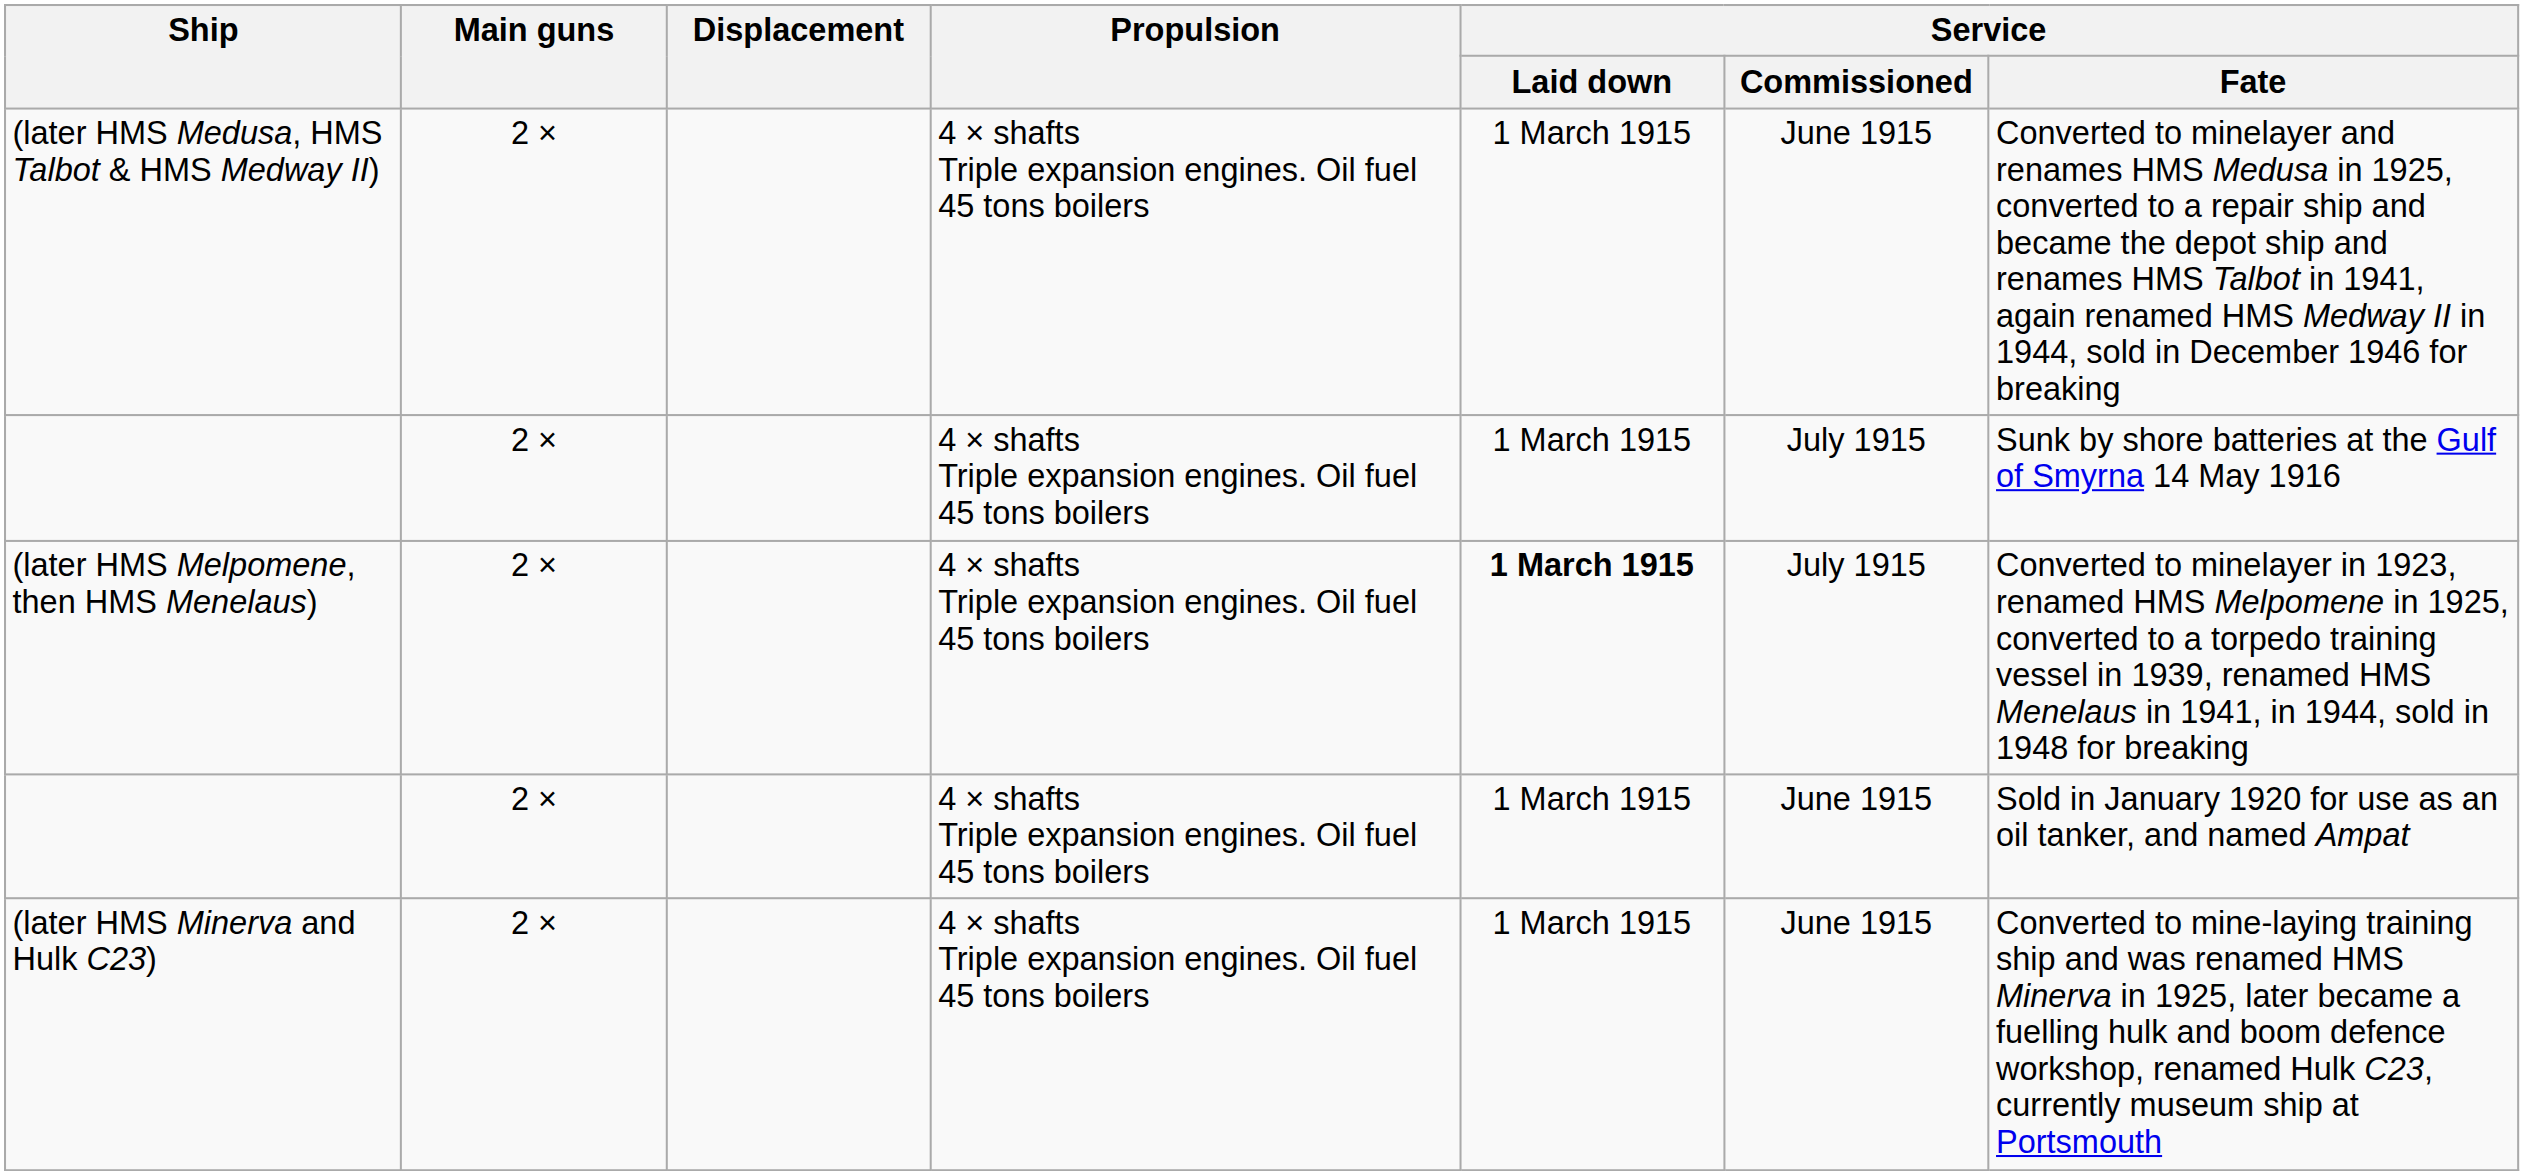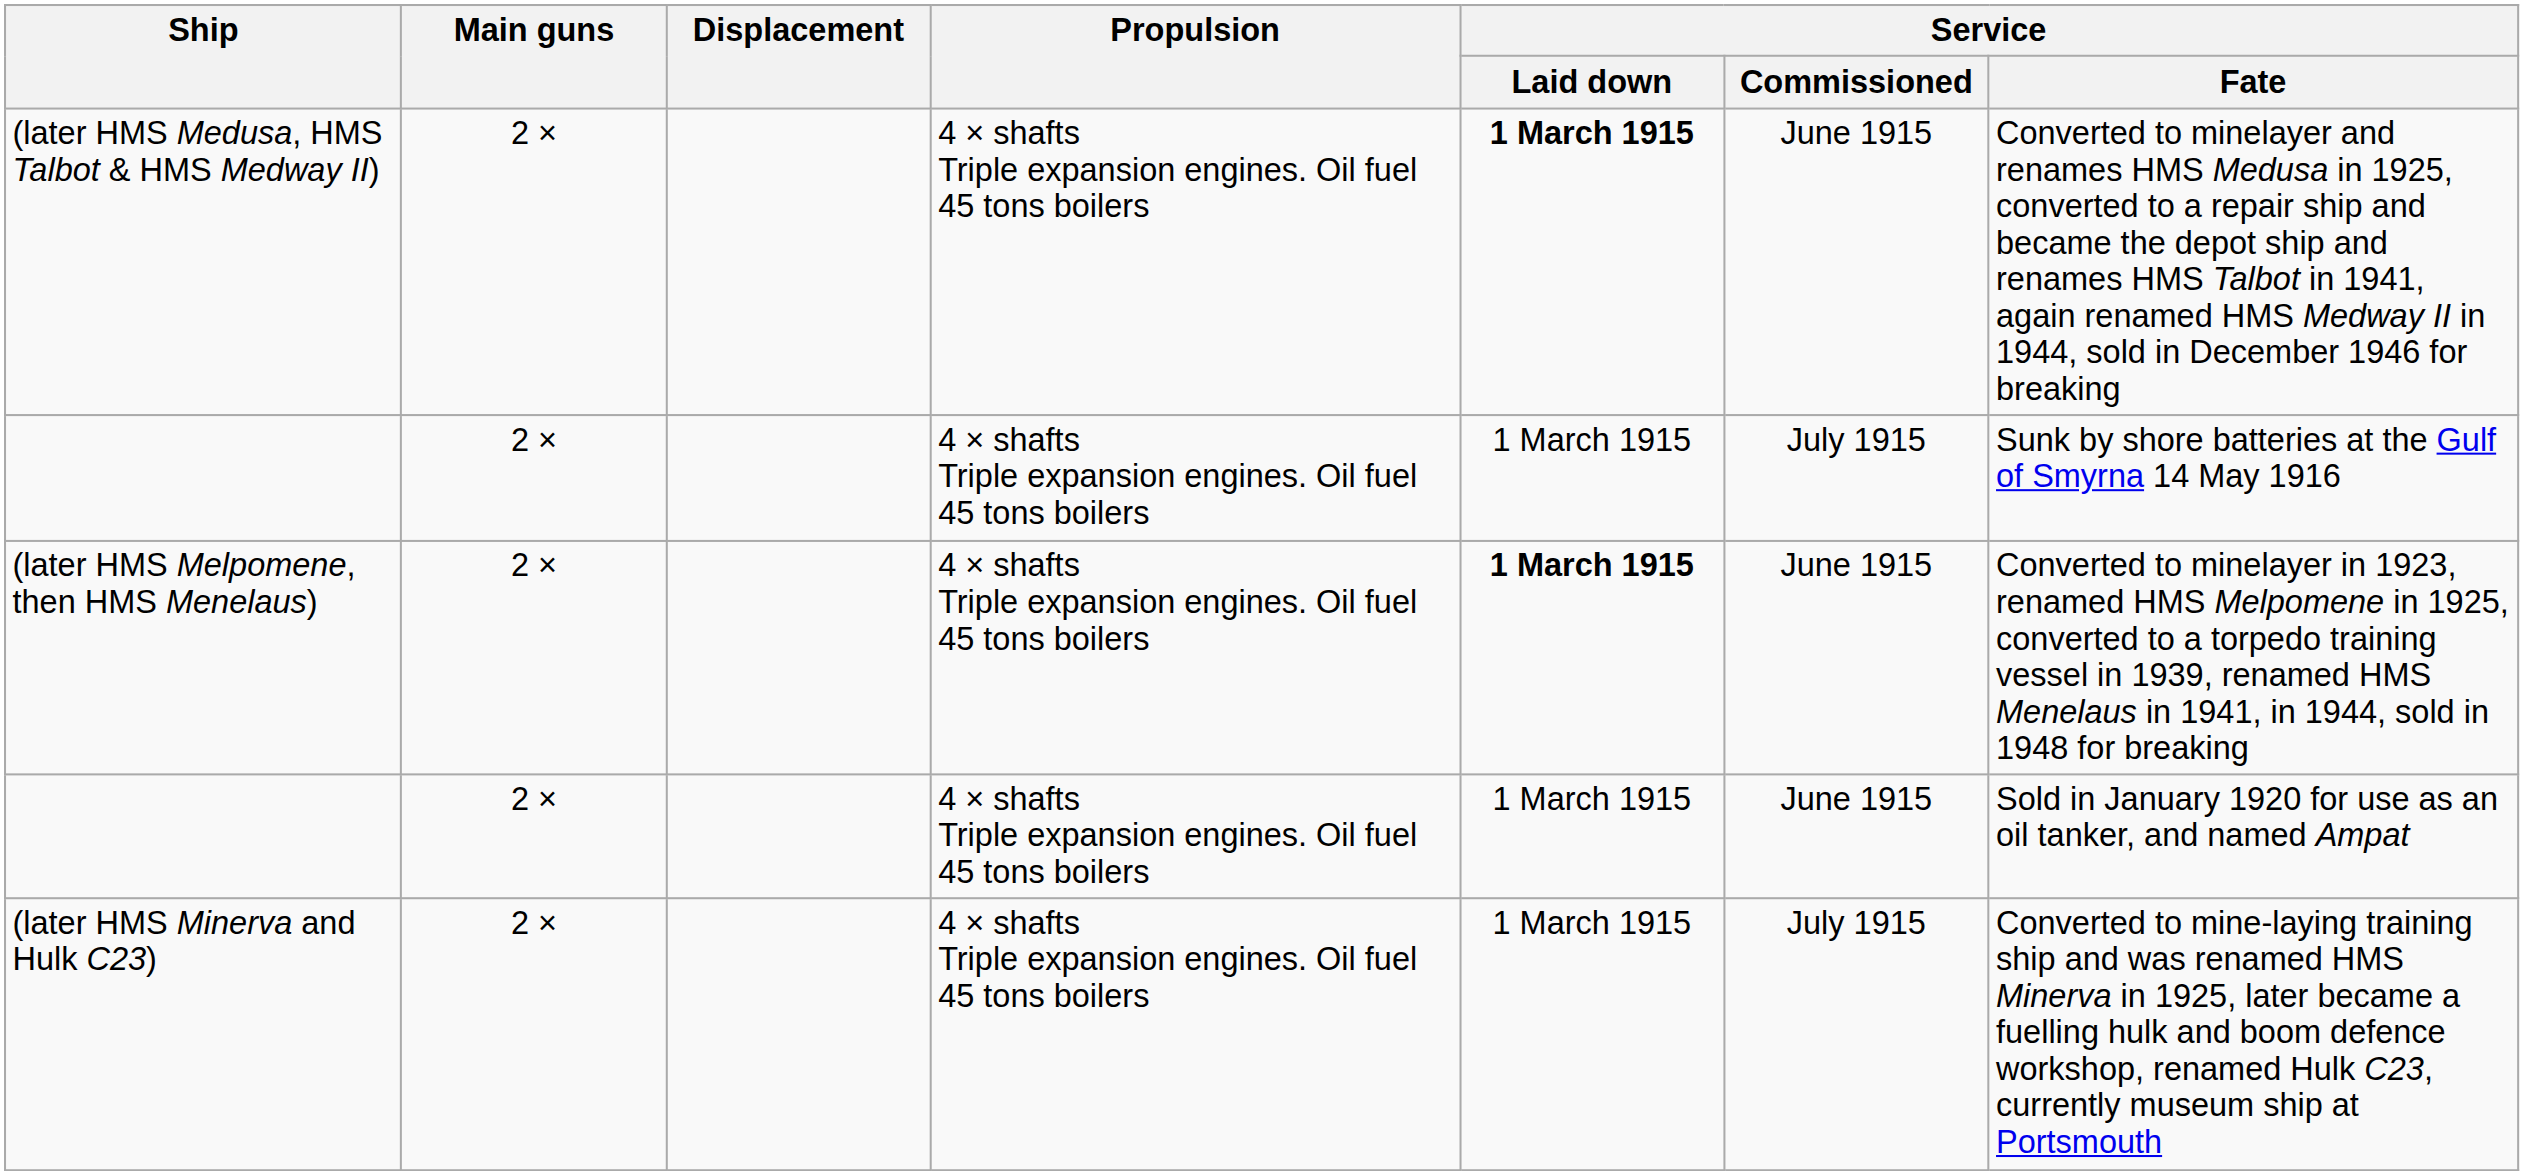(1592, 133) normal -> (1592, 133) bold
(1856, 565) July 1915 -> (1856, 565) June 1915
(1856, 923) June 1915 -> (1856, 923) July 1915
